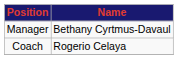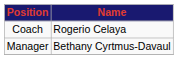rows swapped: (28, 29) <-> (28, 46)
